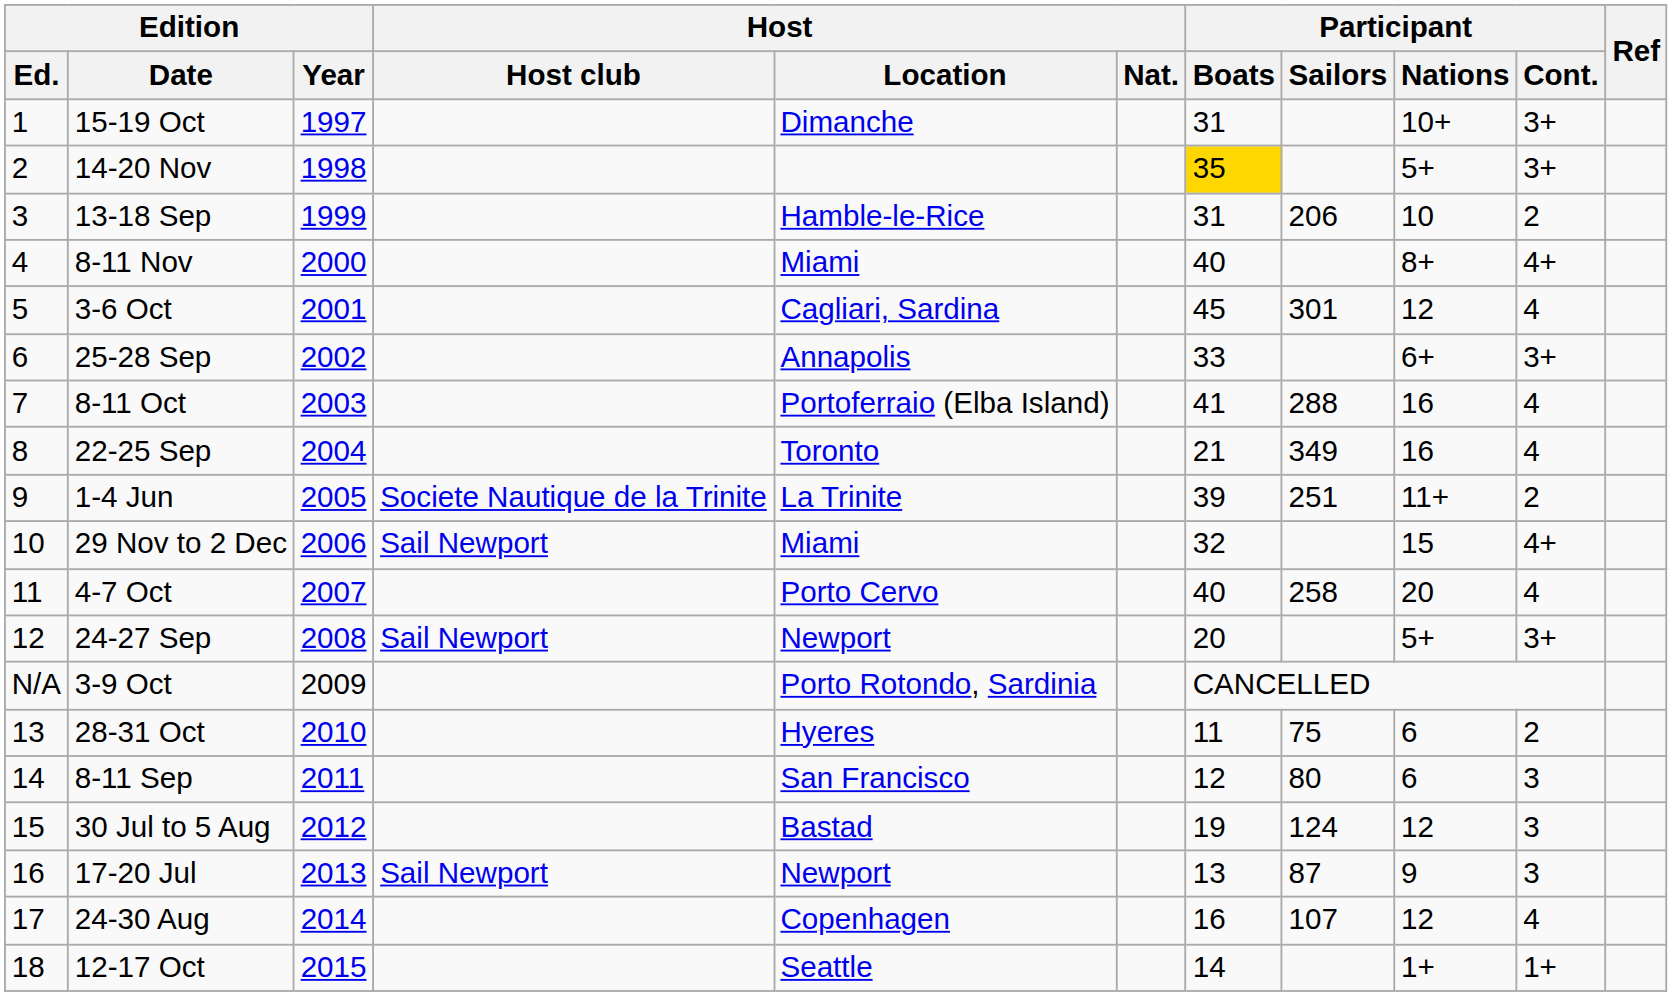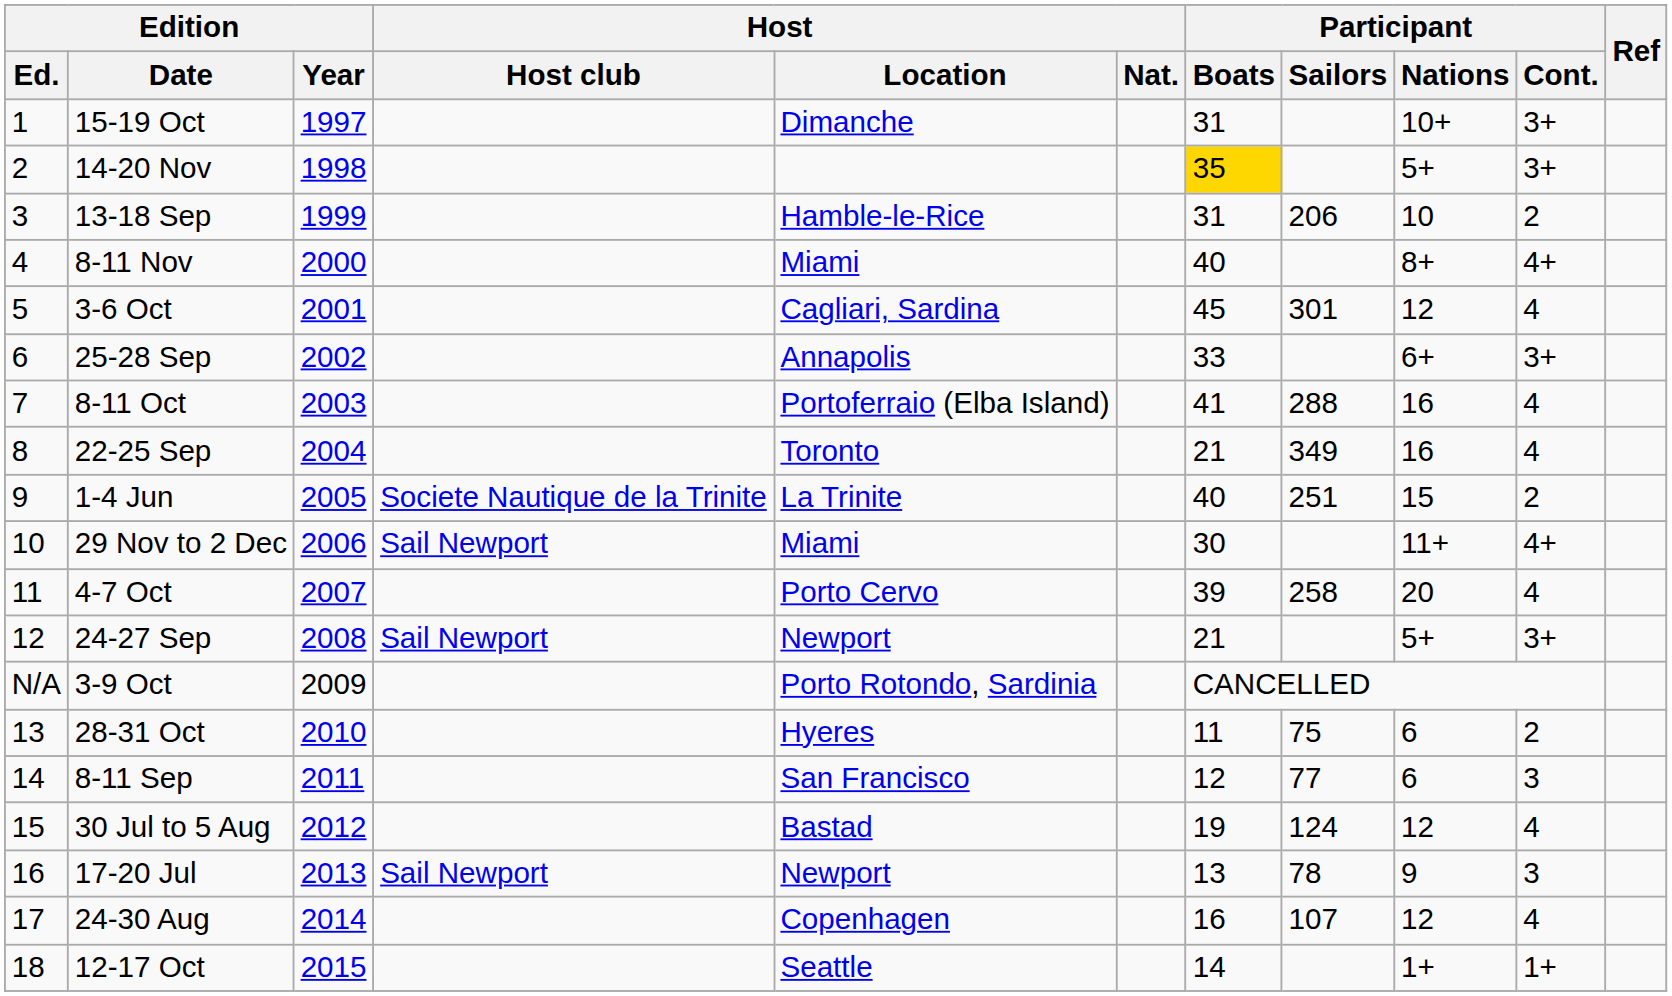(1209, 497) 39 -> (1209, 497) 40
(1425, 497) 11+ -> (1417, 497) 15
(1209, 544) 32 -> (1209, 544) 30
(1417, 544) 15 -> (1425, 544) 11+
(1209, 591) 40 -> (1209, 591) 39
(1209, 638) 20 -> (1209, 638) 21
(1305, 779) 80 -> (1305, 779) 77
(1531, 826) 3 -> (1531, 826) 4
(1305, 872) 87 -> (1305, 872) 78
